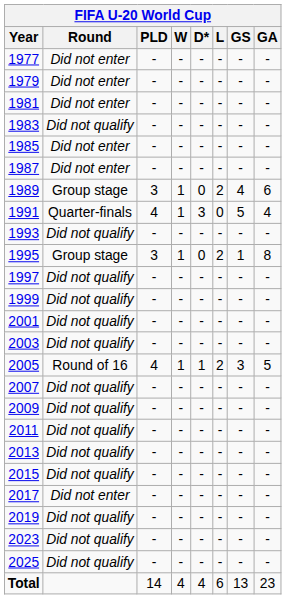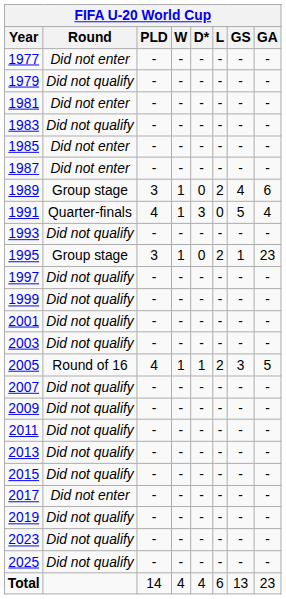(90, 81) Did not enter -> (90, 81) Did not qualify
(267, 256) 8 -> (267, 256) 23
